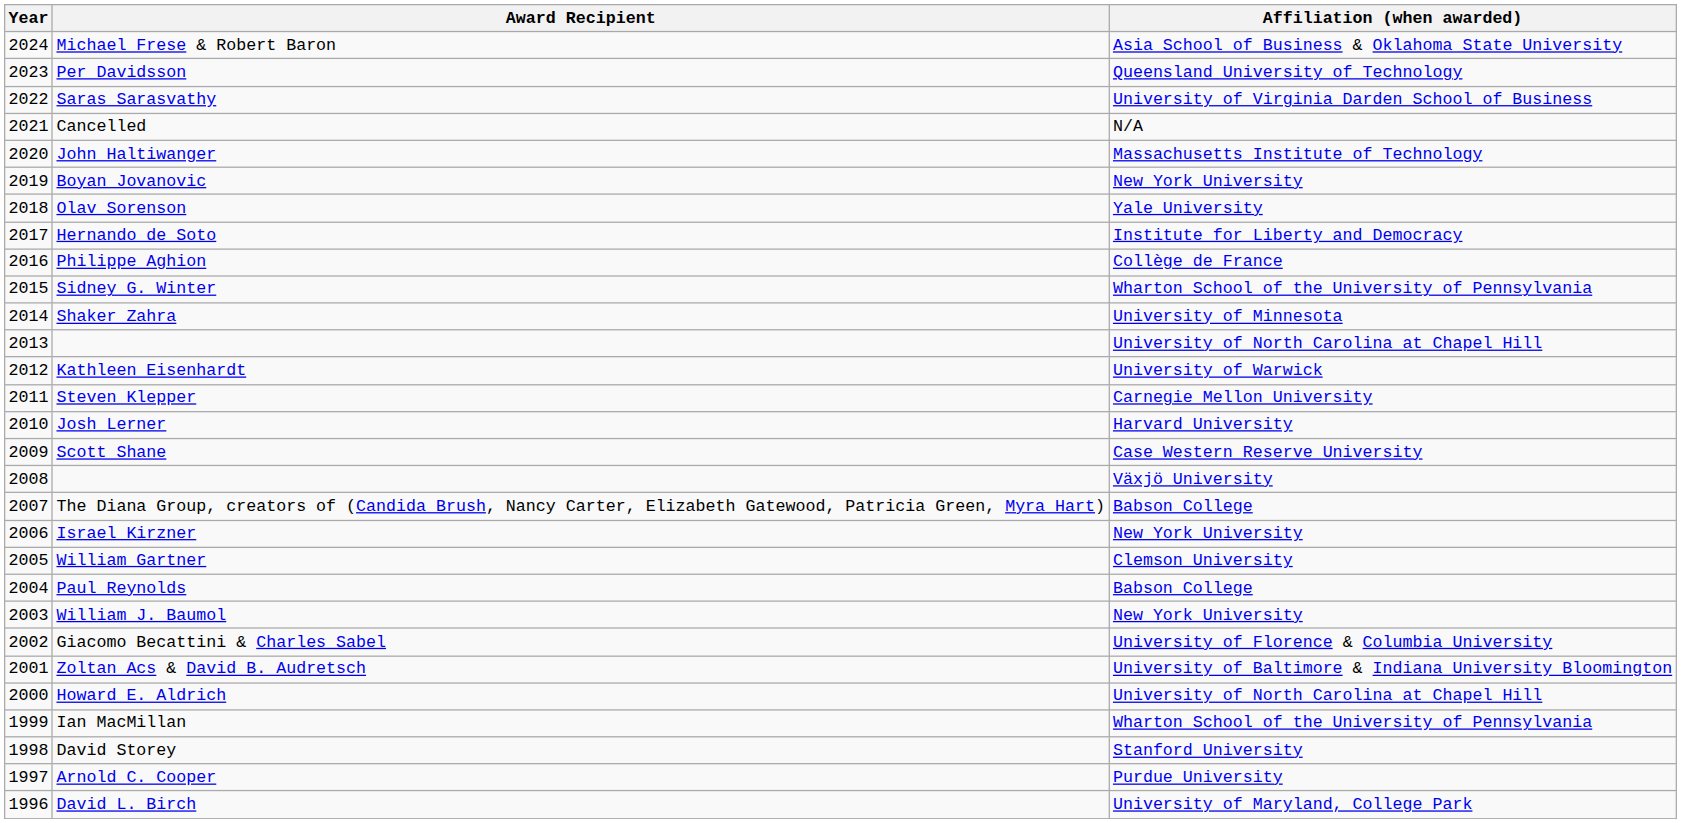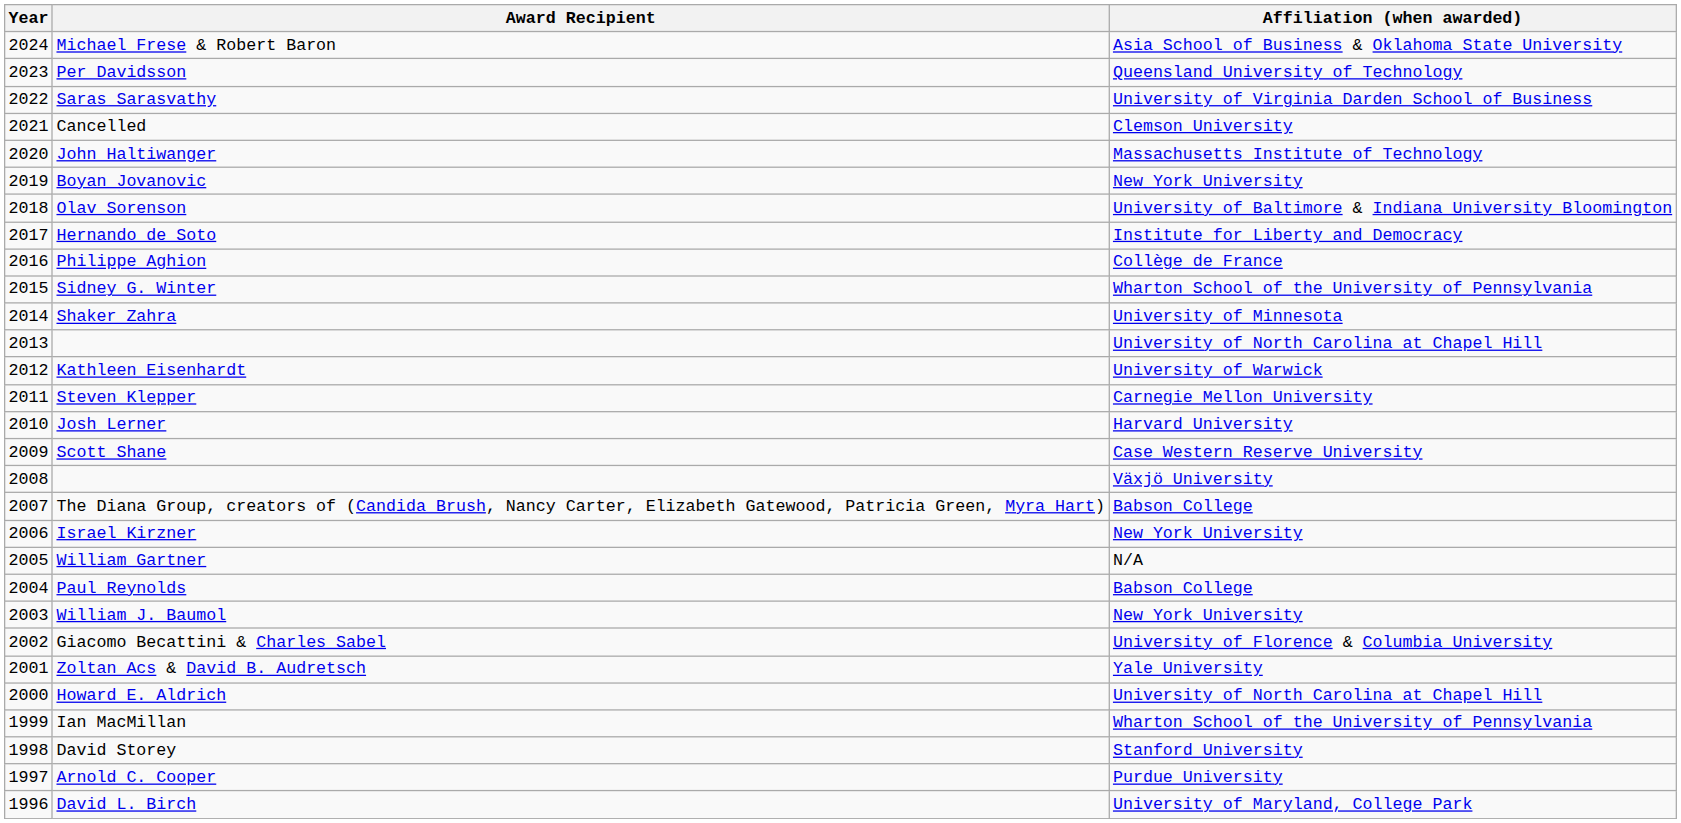(1128, 127) N/A -> (1203, 127) Clemson University
(1188, 208) Yale University -> (1393, 208) University of Baltimore & Indiana University Bloomington
(1203, 561) Clemson University -> (1128, 561) N/A
(1393, 669) University of Baltimore & Indiana University Bloomington -> (1188, 669) Yale University
